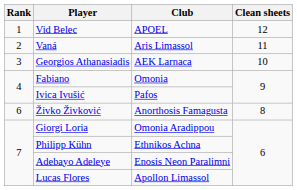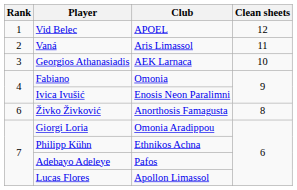(146, 95) Pafos -> (182, 95) Enosis Neon Paralimni
(182, 161) Enosis Neon Paralimni -> (146, 161) Pafos
